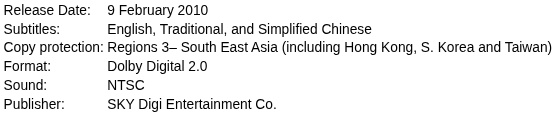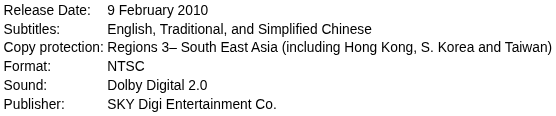(157, 67) Dolby Digital 2.0 -> (126, 67) NTSC
(126, 86) NTSC -> (157, 86) Dolby Digital 2.0
